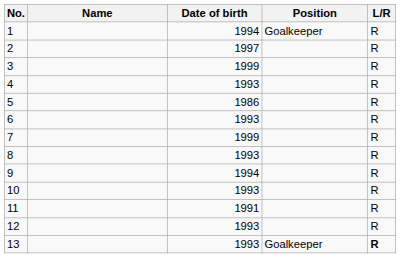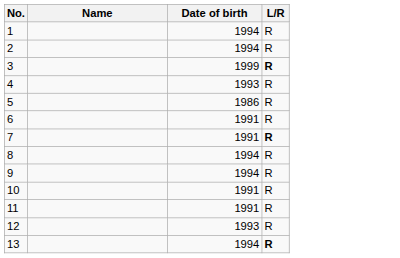- column: (315, 13)
(247, 48) 1997 -> (247, 48) 1994
(374, 66) normal -> (269, 66) bold
(247, 119) 1993 -> (247, 119) 1991
(247, 137) 1999 -> (247, 137) 1991
(374, 137) normal -> (269, 137) bold
(247, 155) 1993 -> (247, 155) 1994
(247, 191) 1993 -> (247, 191) 1991
(247, 244) 1993 -> (247, 244) 1994
